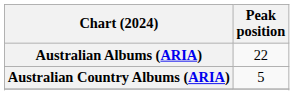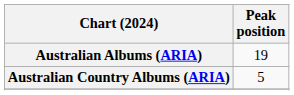(261, 54) 22 -> (261, 54) 19
